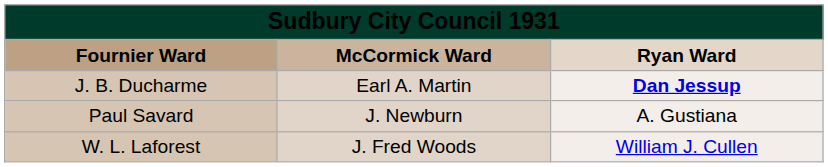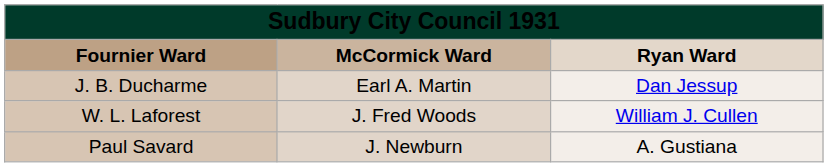(687, 85) bold -> (687, 85) normal
rows swapped: (141, 146) <-> (141, 115)
